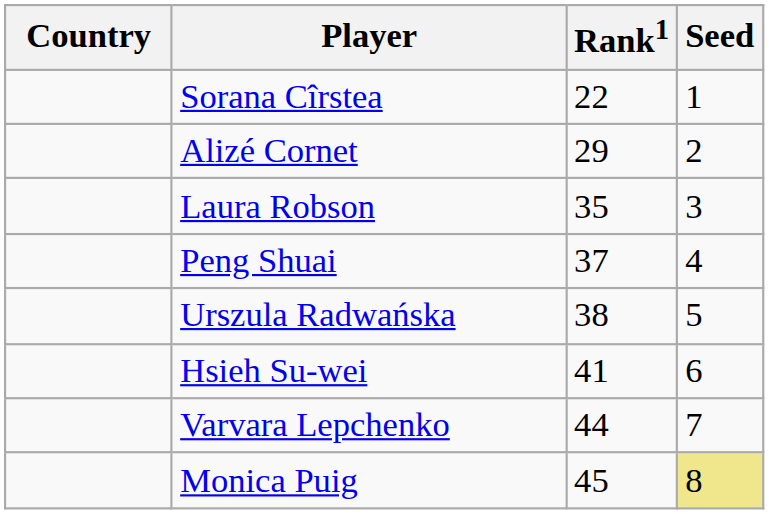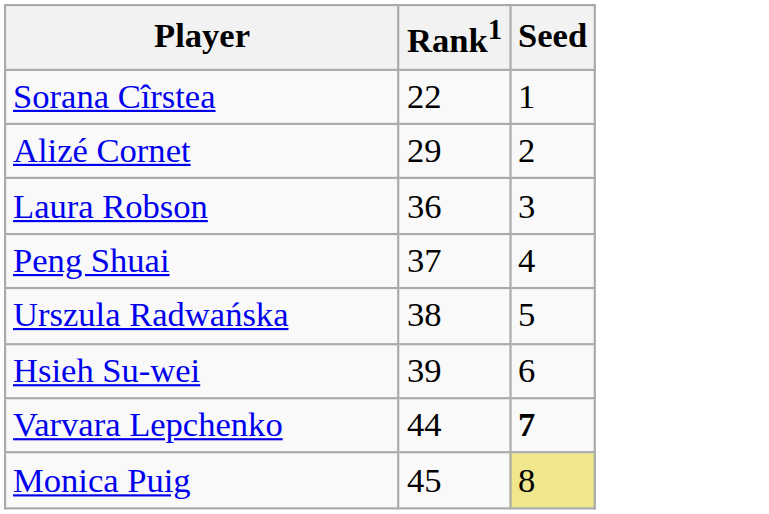- column: (89, 36)
(591, 205) 35 -> (424, 205) 36
(591, 370) 41 -> (424, 370) 39
(694, 424) normal -> (527, 424) bold
